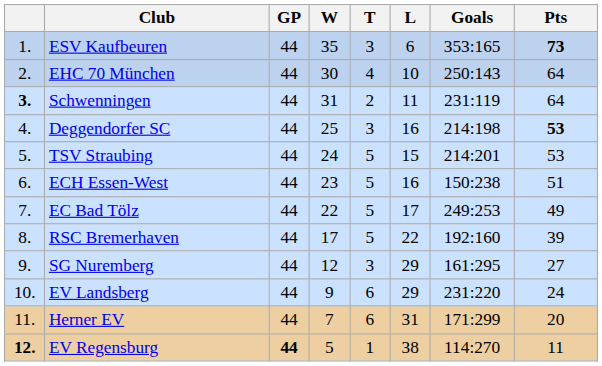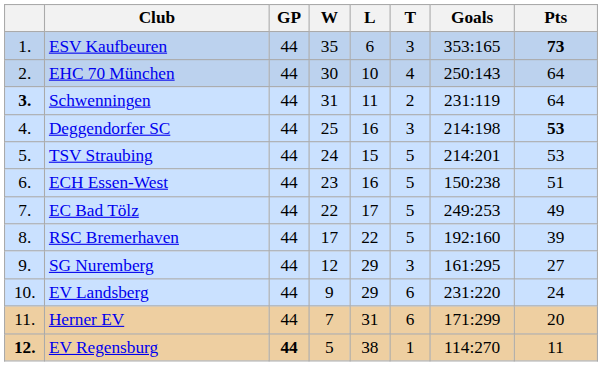columns swapped: (370, 18) <-> (410, 18)
